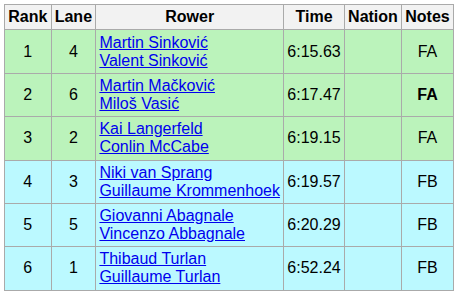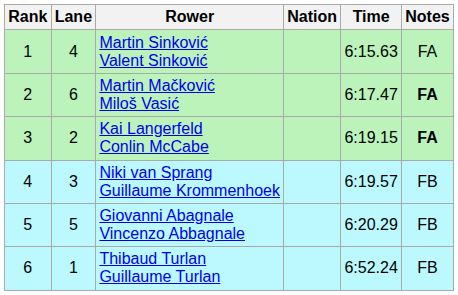columns swapped: (373, 17) <-> (314, 17)
(427, 138) normal -> (427, 138) bold
